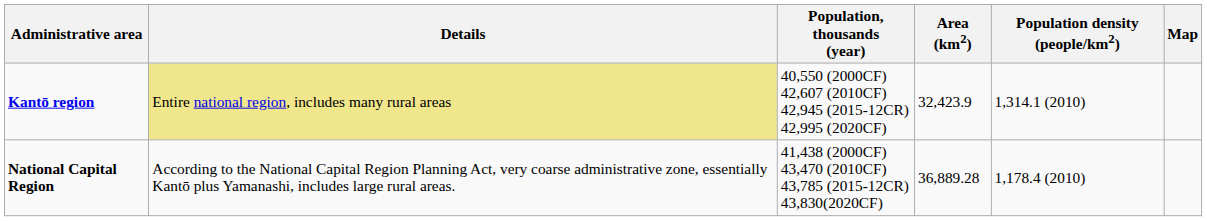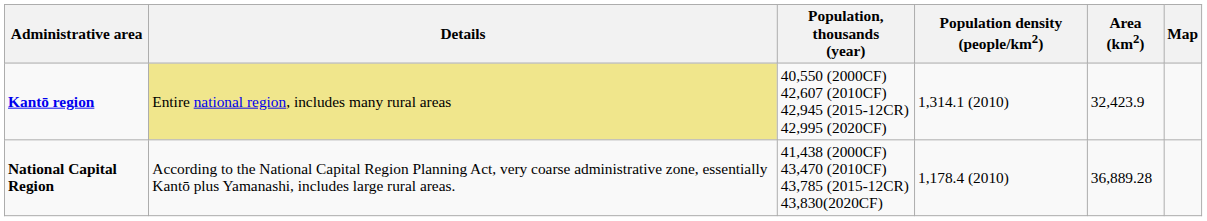columns swapped: (953, 33) <-> (1077, 33)
